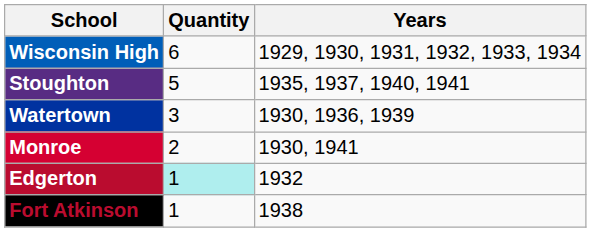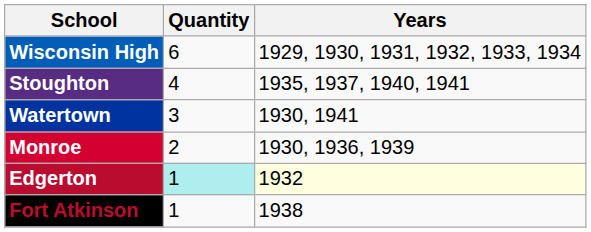(174, 83) 5 -> (174, 83) 4
(336, 115) 1930, 1936, 1939 -> (309, 115) 1930, 1941
(309, 147) 1930, 1941 -> (336, 147) 1930, 1936, 1939
(281, 178) no background -> (281, 178) lightyellow background
